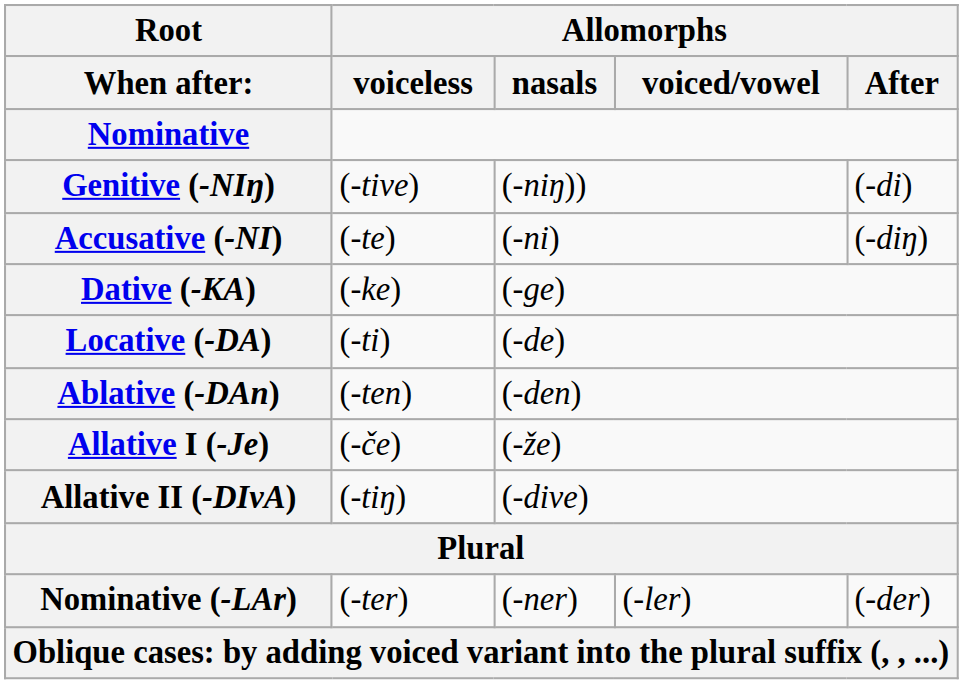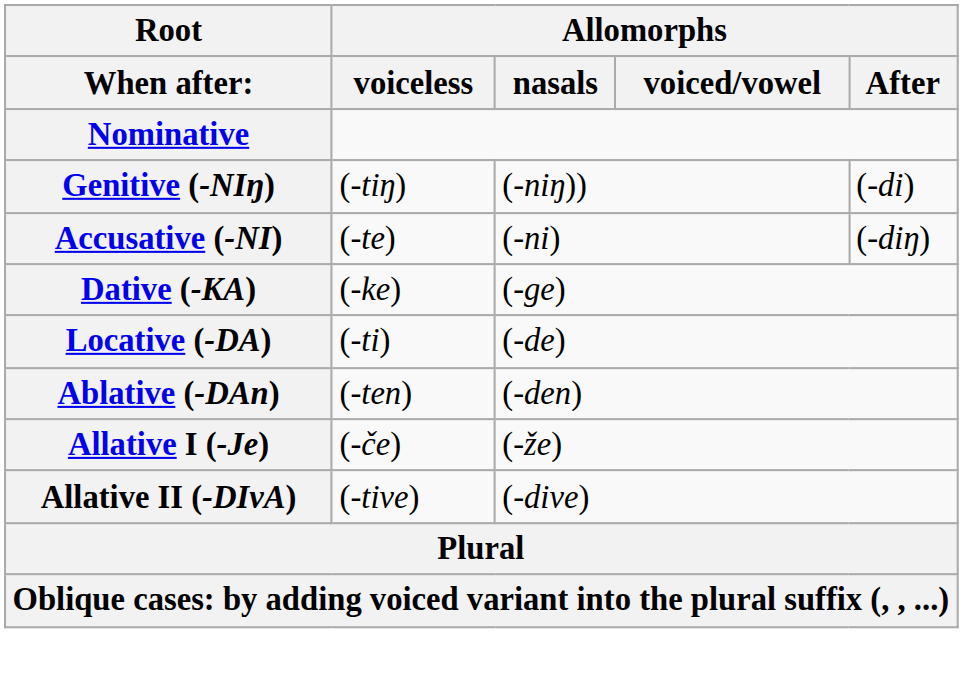(379, 185) (-tive) -> (373, 185) (-tiŋ)
(373, 496) (-tiŋ) -> (379, 496) (-tive)
- row: (168, 599)
